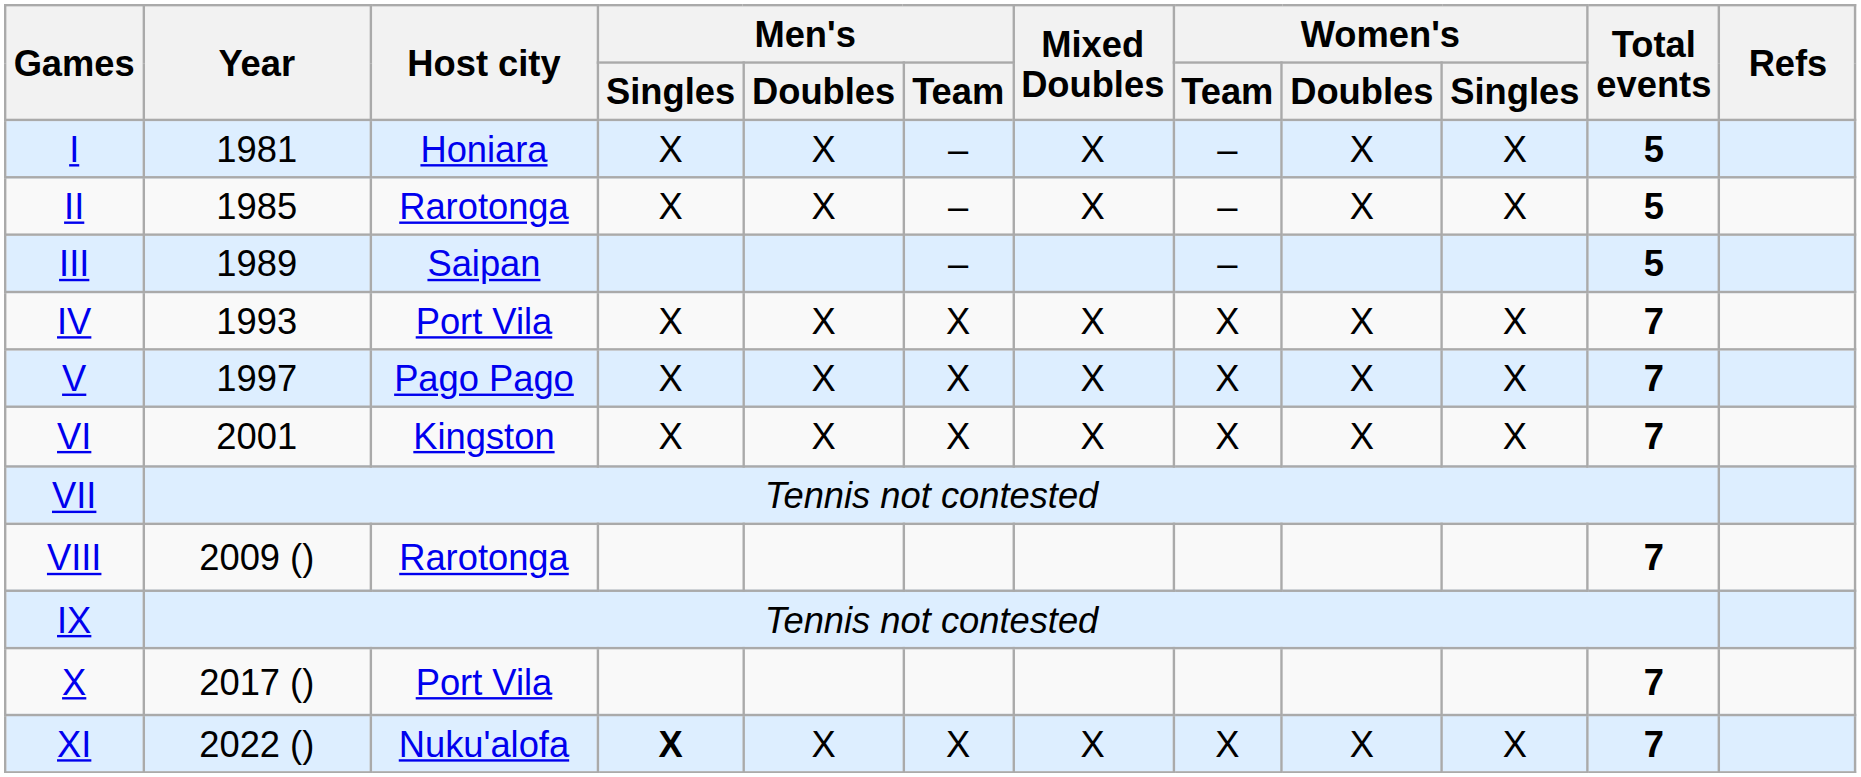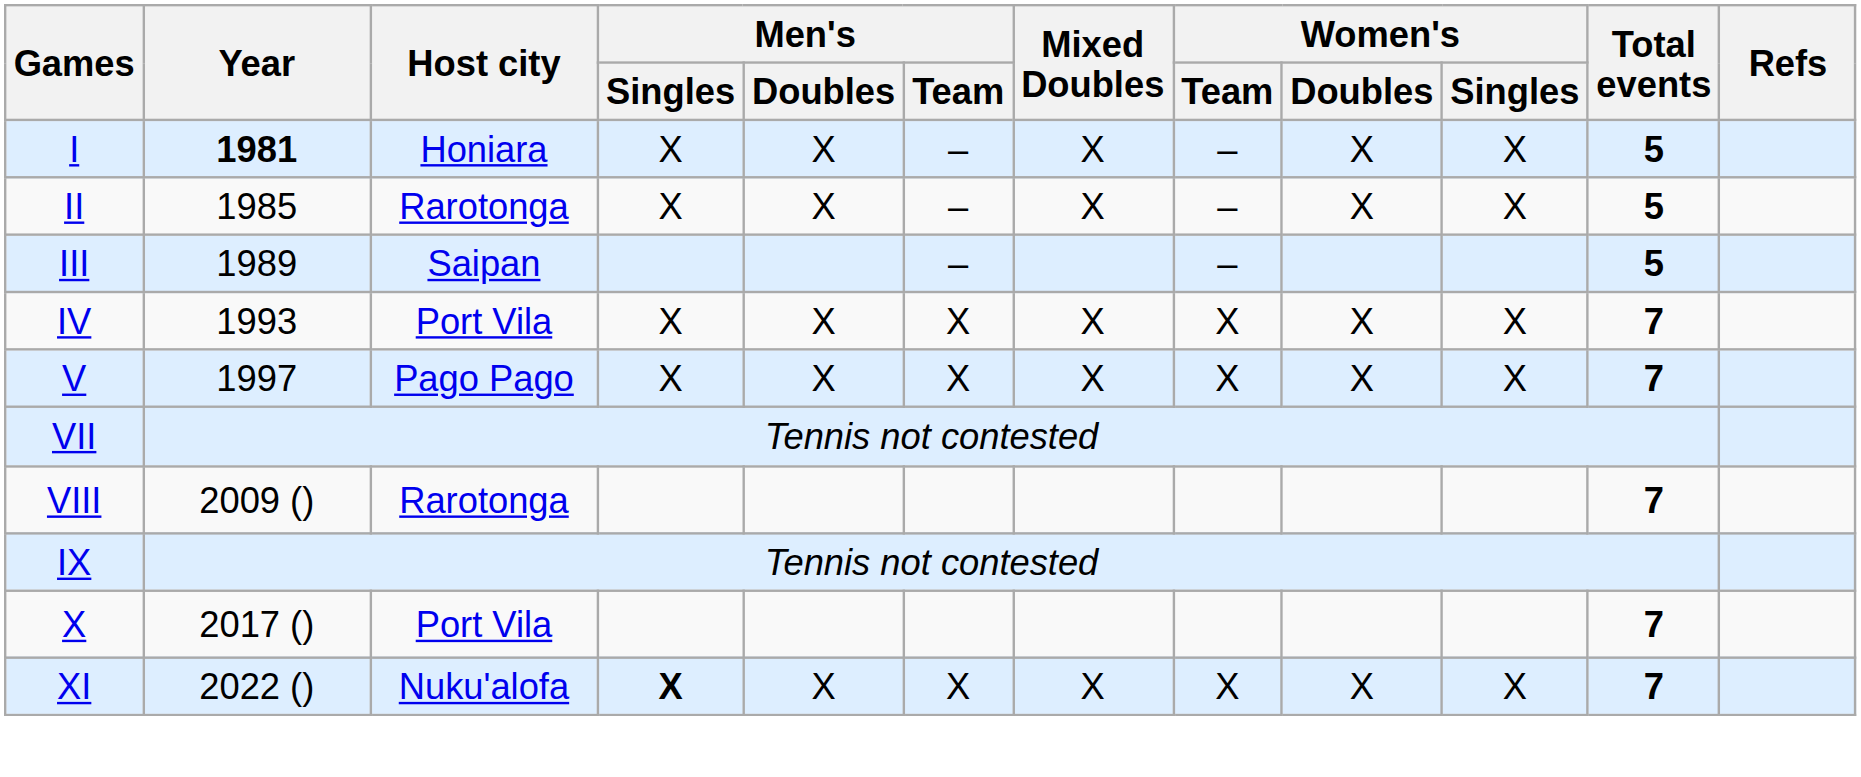(257, 149) normal -> (257, 149) bold
- row: (74, 437)
